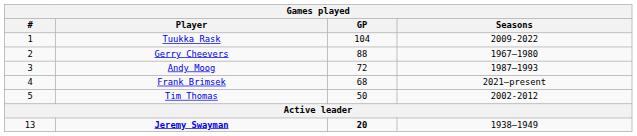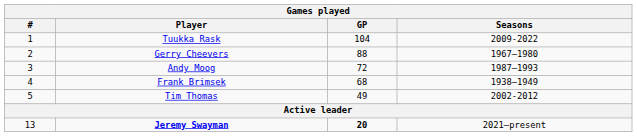(514, 83) 2021–present -> (514, 83) 1938–1949
(362, 97) 50 -> (362, 97) 49
(514, 125) 1938–1949 -> (514, 125) 2021–present
